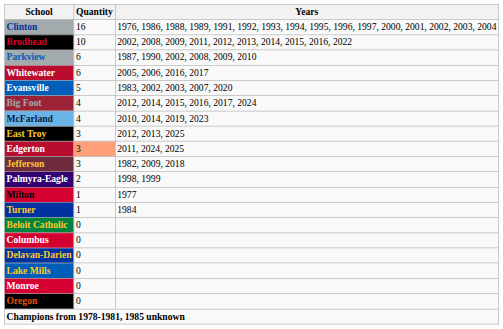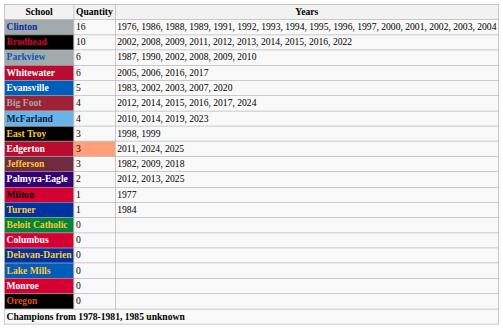(151, 133) 2012, 2013, 2025 -> (139, 133) 1998, 1999
(139, 179) 1998, 1999 -> (151, 179) 2012, 2013, 2025
